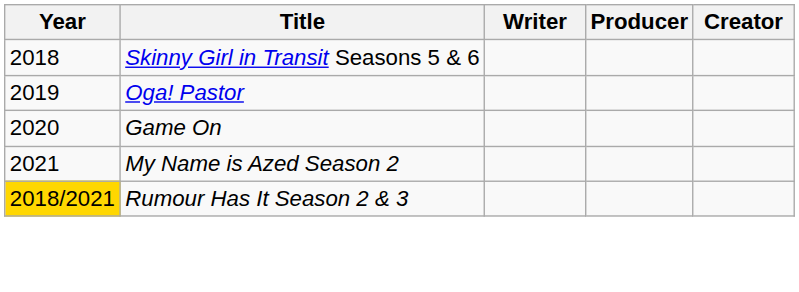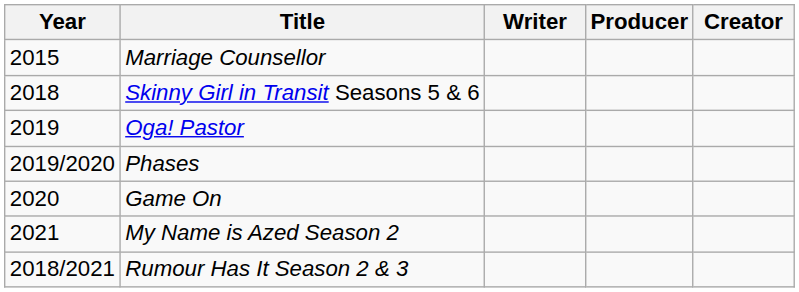+ row: (225, 57)
+ row: (162, 163)
(62, 198) gold background -> (62, 269) no background
